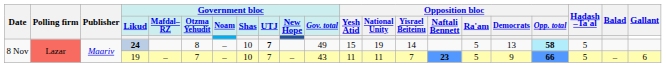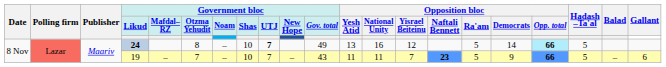(351, 45) 15 -> (351, 45) 13
(379, 45) 19 -> (379, 45) 16
(411, 45) 14 -> (411, 45) 12
(511, 45) 13 -> (511, 45) 14
(550, 45) 58 -> (550, 45) 66
